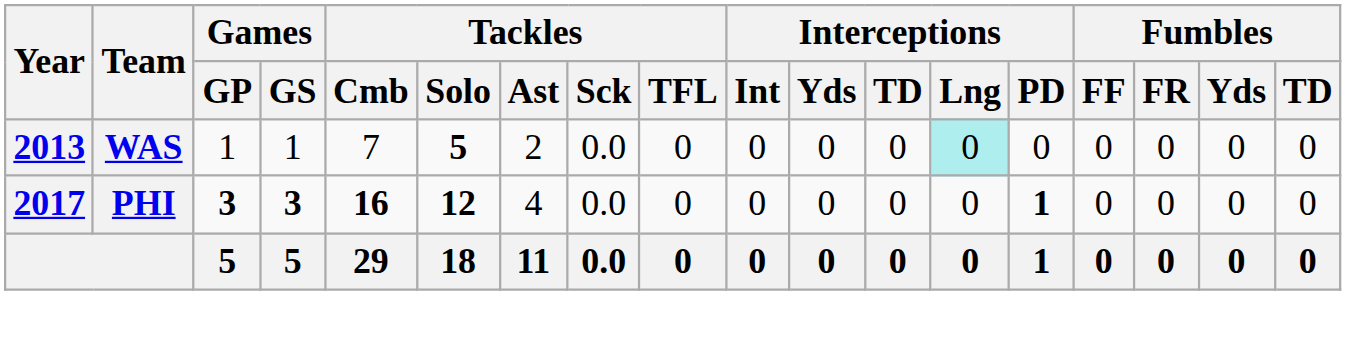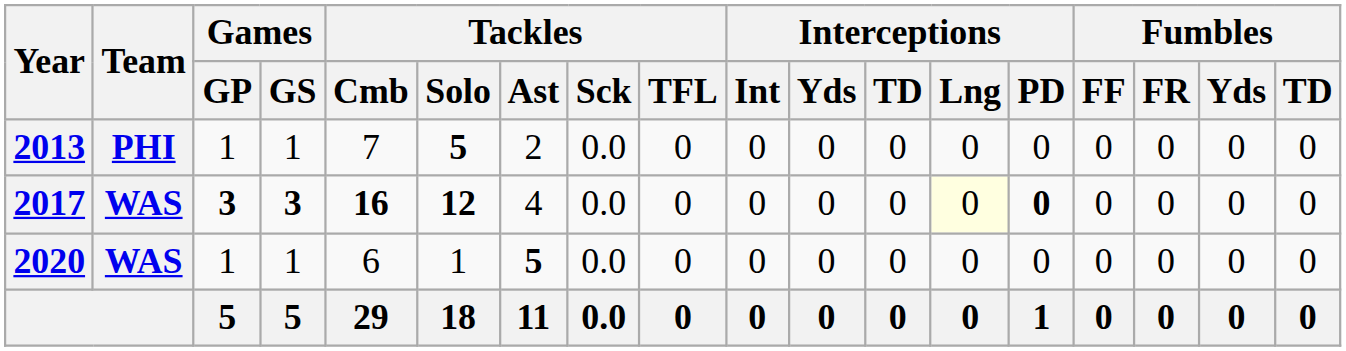(144, 146) WAS -> (144, 146) PHI
(970, 146) paleturquoise background -> (970, 146) no background
(144, 203) PHI -> (144, 203) WAS
(970, 203) no background -> (970, 203) lightyellow background
(1041, 203) 1 -> (1041, 203) 0
+ row: (49, 260)
